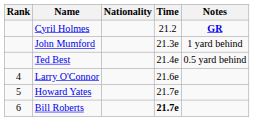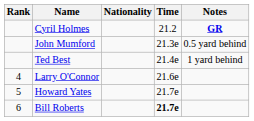(215, 44) 1 yard behind -> (215, 44) 0.5 yard behind
(215, 60) 0.5 yard behind -> (215, 60) 1 yard behind
